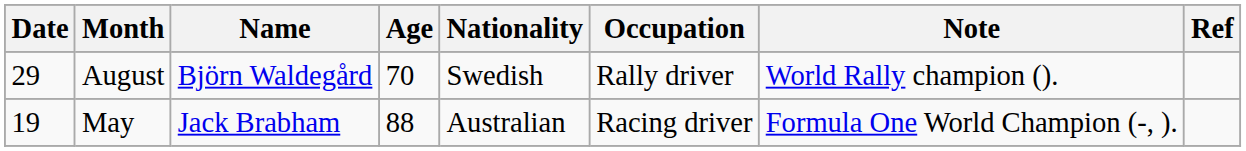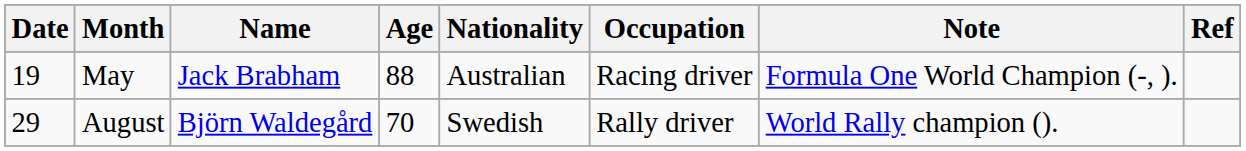rows swapped: (108, 122) <-> (123, 75)
